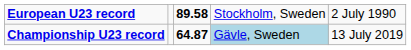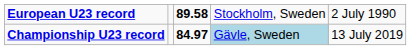(192, 34) 64.87 -> (192, 34) 84.97
